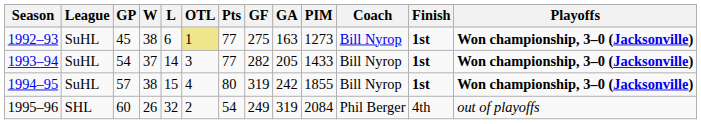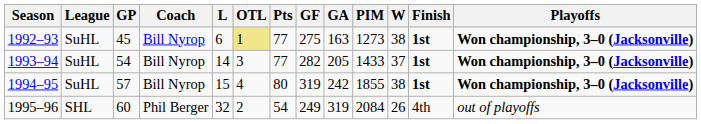columns swapped: (150, 15) <-> (373, 15)
